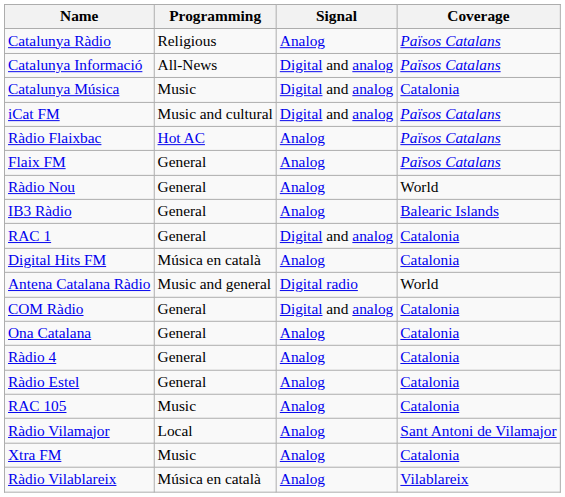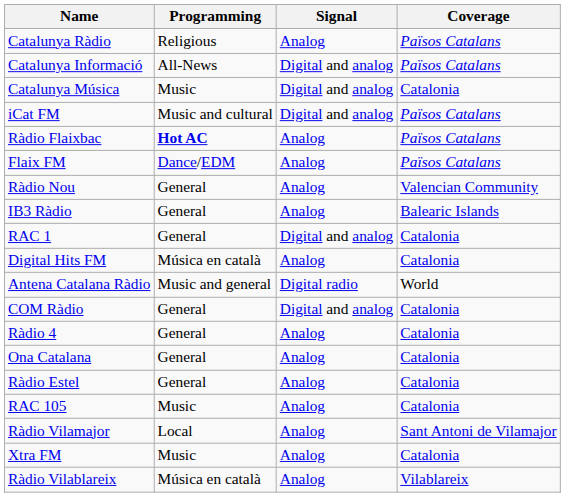(181, 138) normal -> (183, 138) bold
(182, 162) General -> (196, 162) Dance/EDM
(419, 187) World -> (469, 187) Valencian Community
rows swapped: (50, 333) <-> (32, 357)
